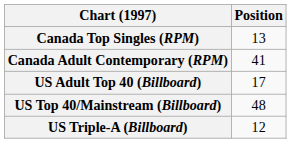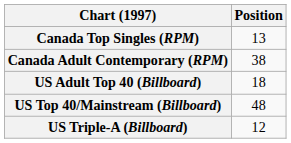(259, 60) 41 -> (259, 60) 38
(259, 82) 17 -> (259, 82) 18
